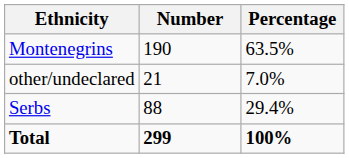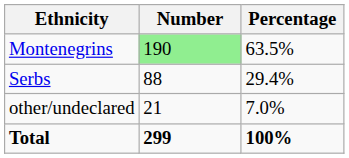(157, 49) no background -> (157, 49) lightgreen background
rows swapped: (30, 108) <-> (72, 78)
